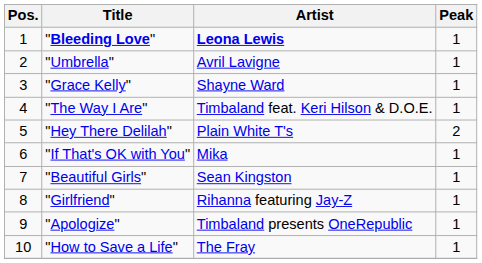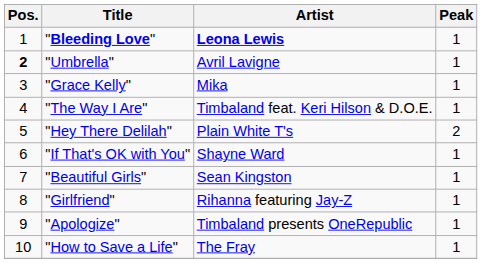(23, 62) normal -> (23, 62) bold
(241, 85) Shayne Ward -> (212, 85) Mika
(212, 154) Mika -> (241, 154) Shayne Ward
